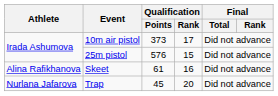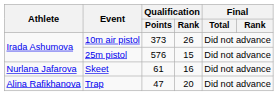(188, 40) 17 -> (188, 40) 26
(44, 69) Alina Rafikhanova -> (42, 69) Nurlana Jafarova
(42, 84) Nurlana Jafarova -> (44, 84) Alina Rafikhanova
(158, 84) 45 -> (158, 84) 47
